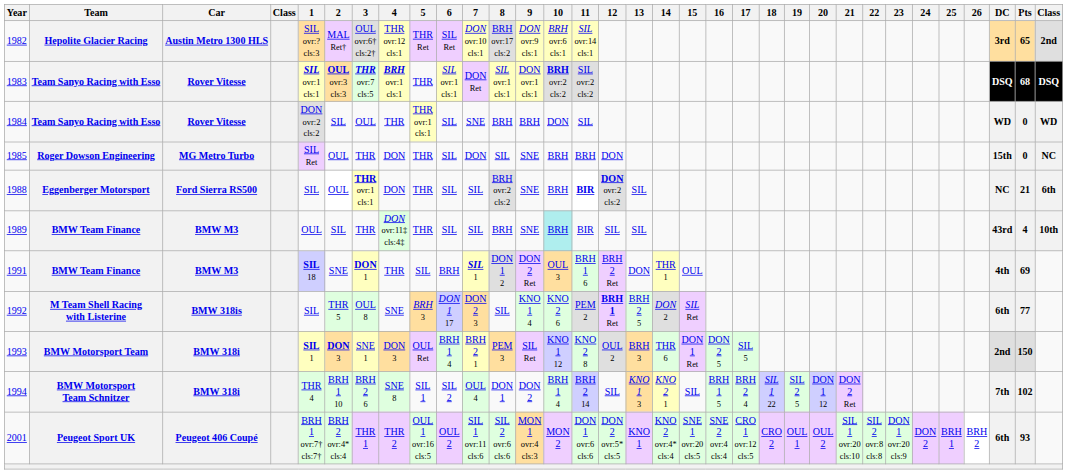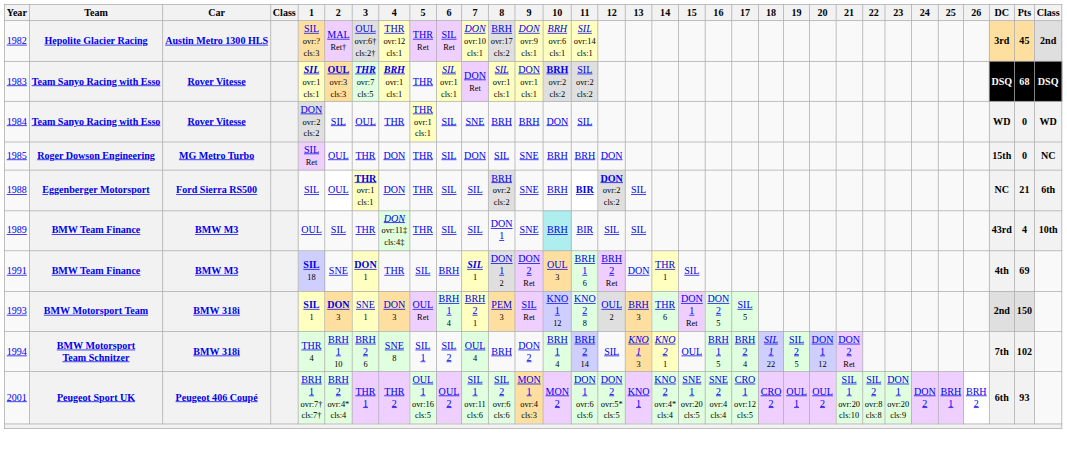(1025, 40) 65 -> (1024, 40) 45
(502, 230) BRH -> (502, 230) DON 1
(692, 270) OUL -> (692, 270) SIL
- row: (17, 310)
(502, 391) DON 1 -> (502, 351) BRH
(692, 391) SIL -> (692, 351) OUL
